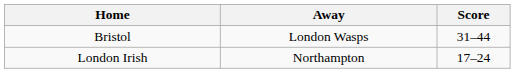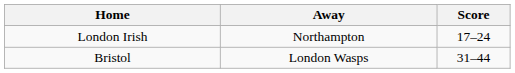rows swapped: (113, 36) <-> (113, 57)
